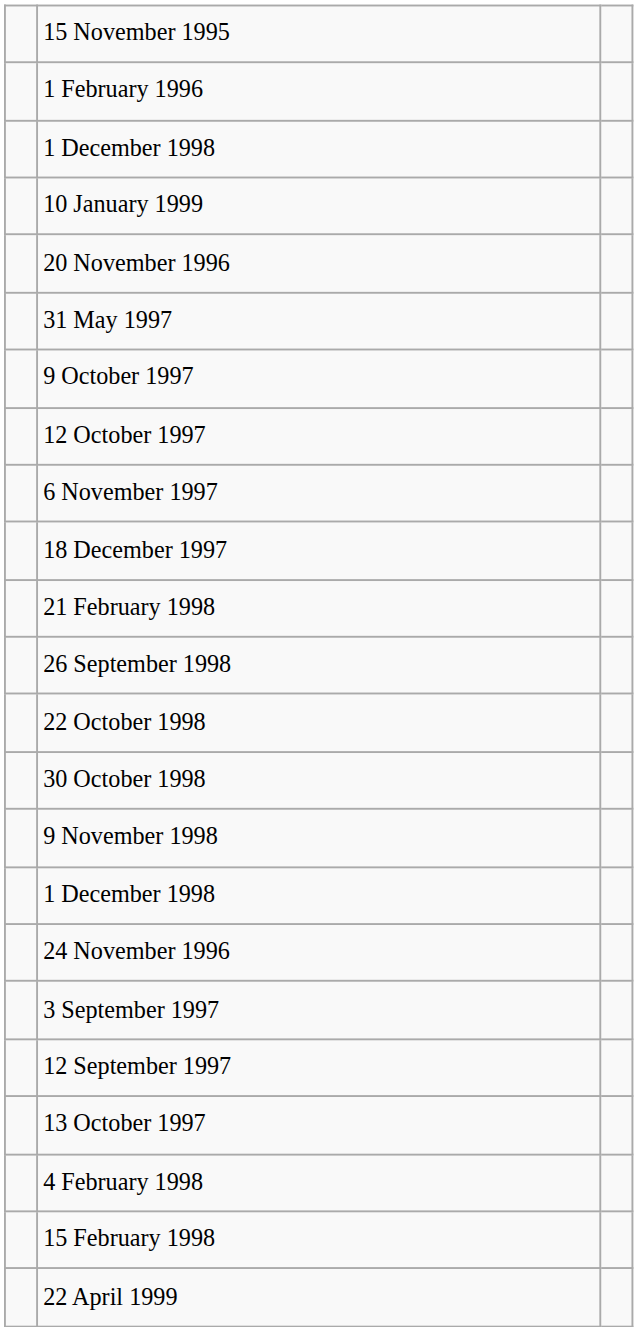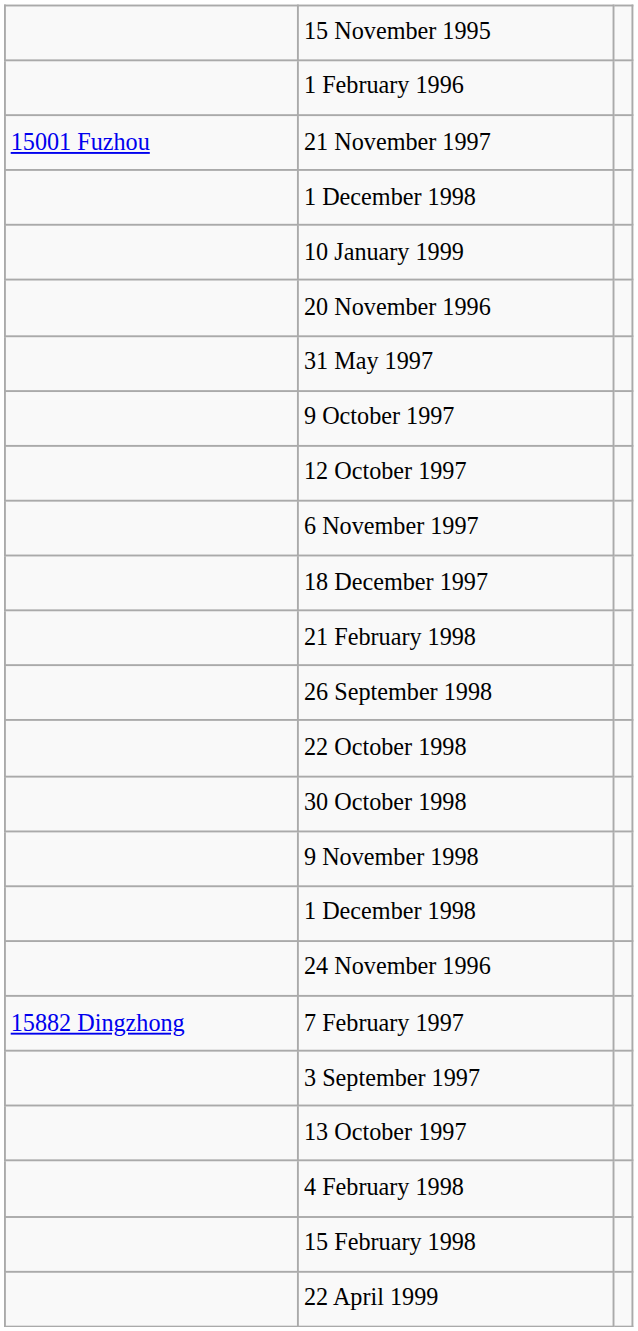+ row: (80, 142)
+ row: (98, 1023)
- row: (21, 1068)
